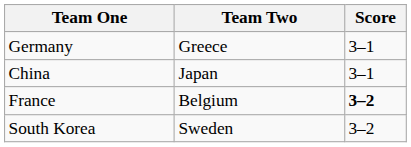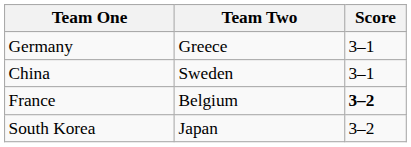(198, 73) Japan -> (206, 73) Sweden
(206, 127) Sweden -> (198, 127) Japan
